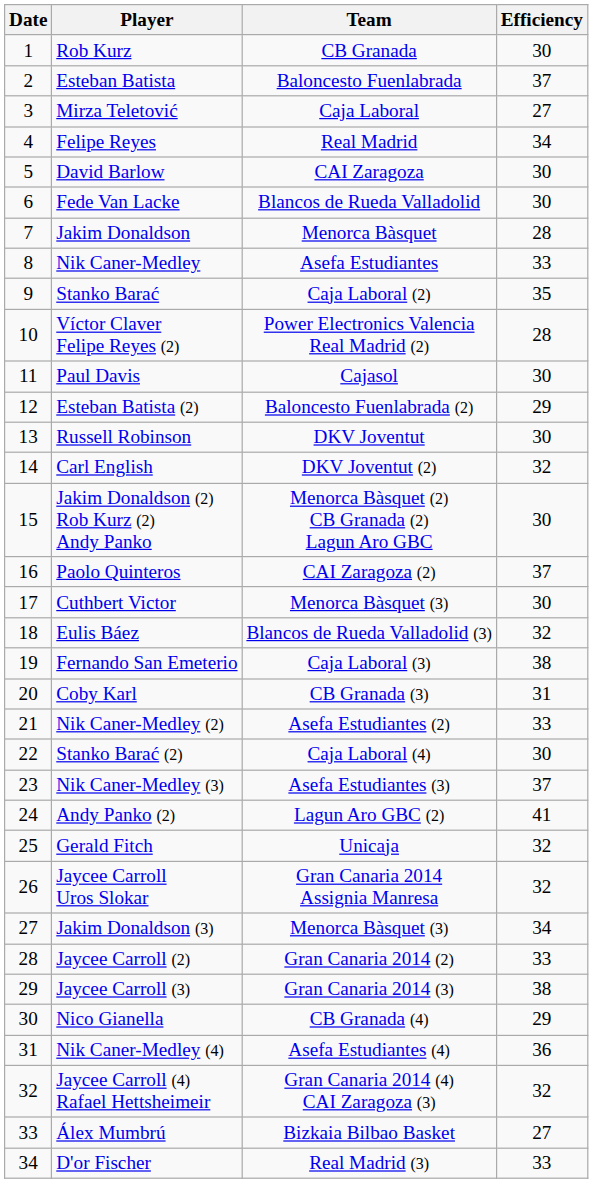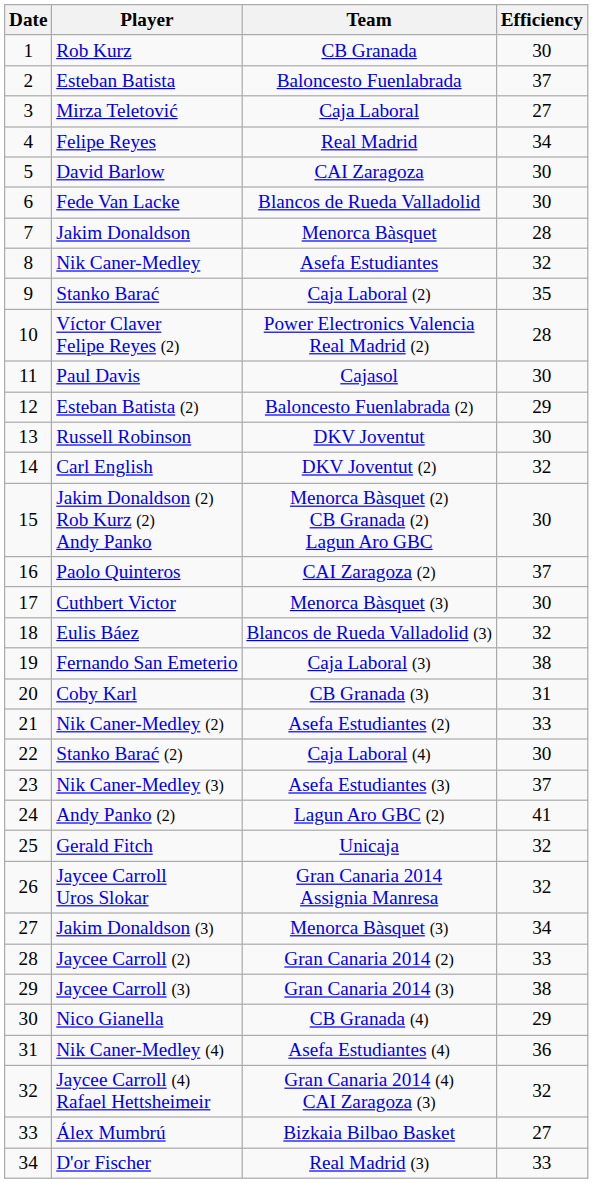(542, 263) 33 -> (542, 263) 32
